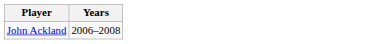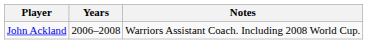+ column: (243, 13)
